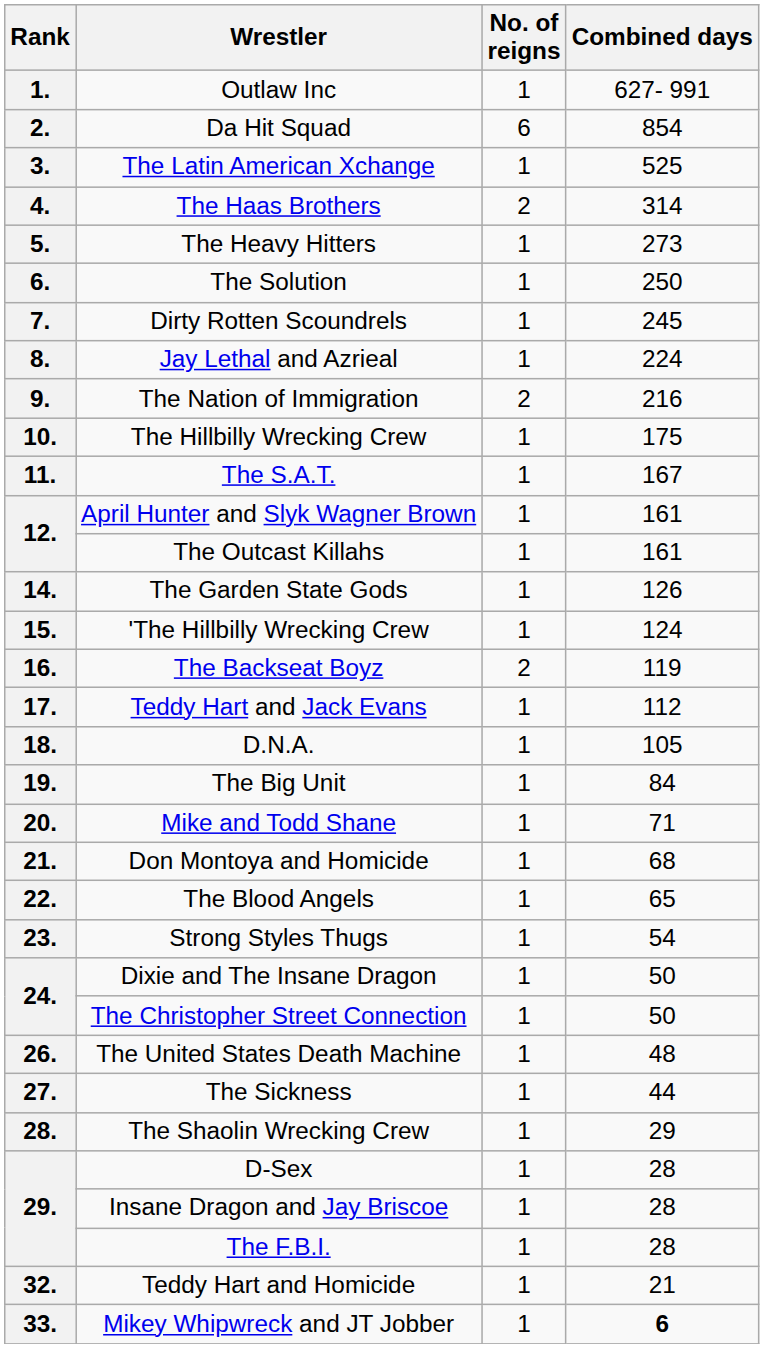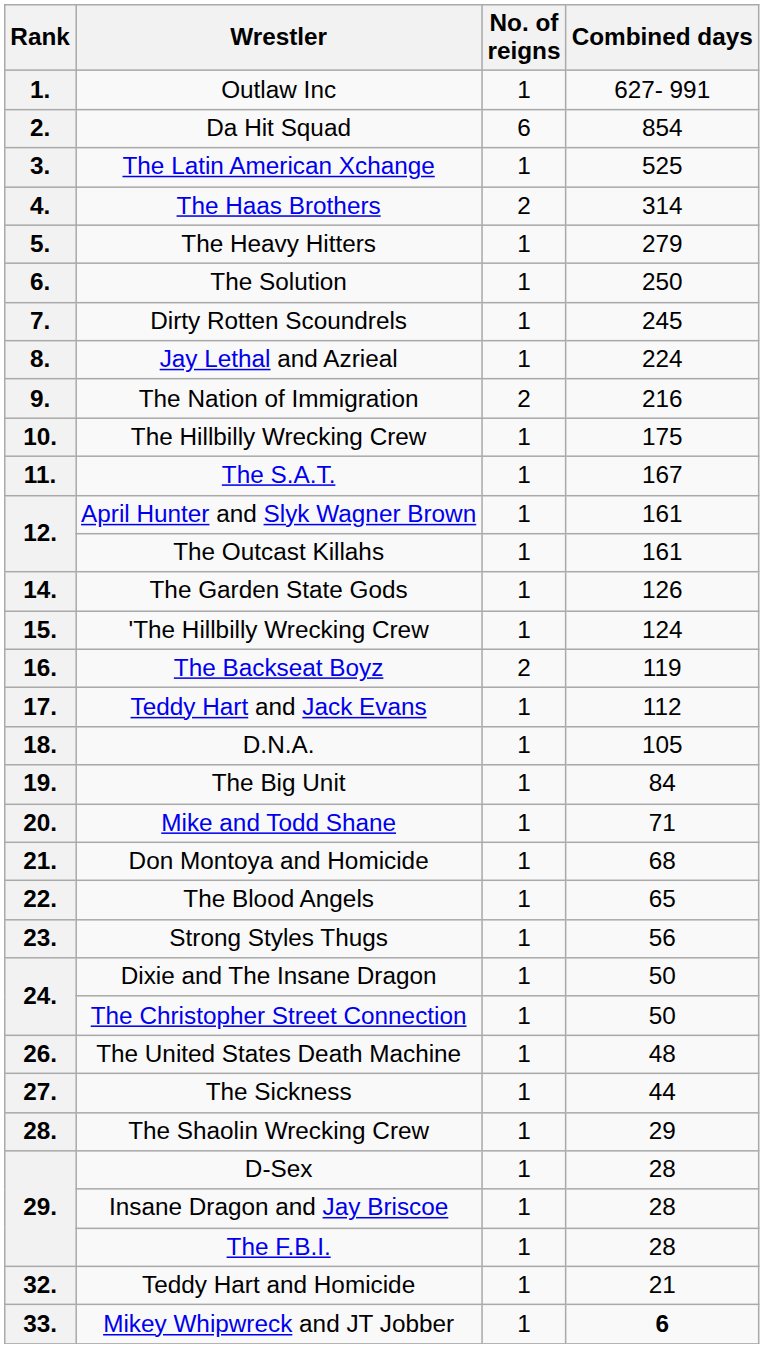(662, 243) 273 -> (662, 243) 279
(662, 938) 54 -> (662, 938) 56
